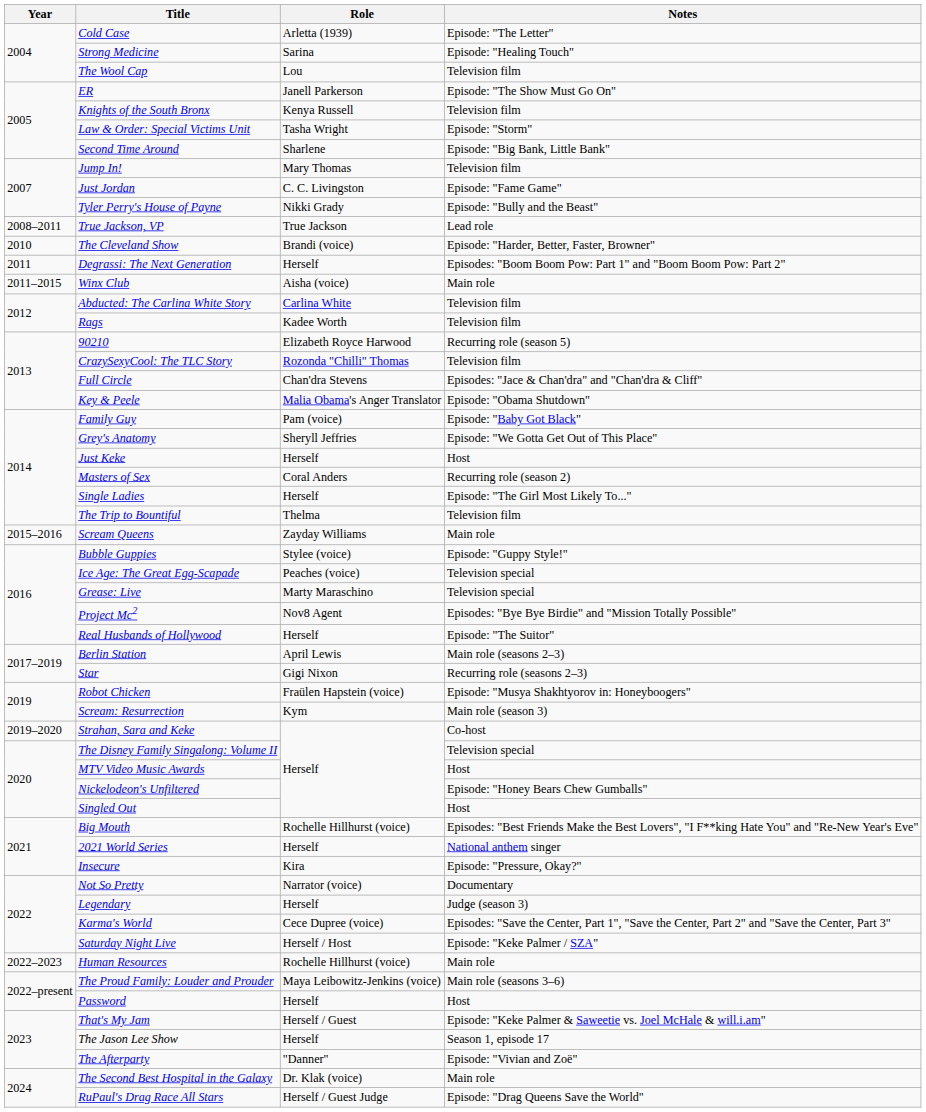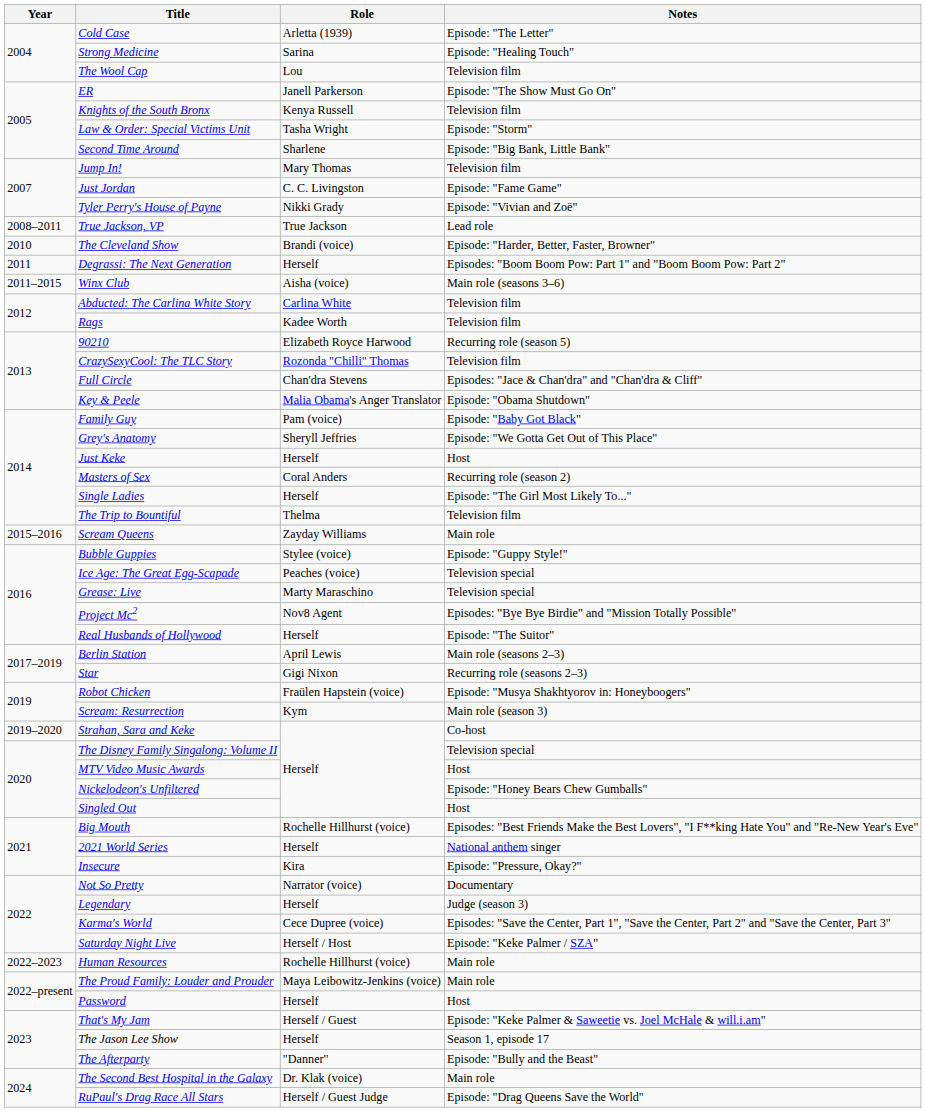(523, 206) Episode: "Bully and the Beast" -> (512, 206) Episode: "Vivian and Zoë"
(471, 284) Main role -> (506, 284) Main role (seasons 3–6)
(506, 981) Main role (seasons 3–6) -> (471, 981) Main role
(512, 1058) Episode: "Vivian and Zoë" -> (523, 1058) Episode: "Bully and the Beast"
